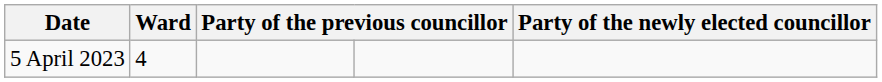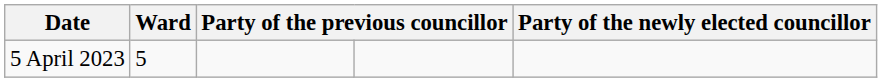(141, 58) 4 -> (141, 58) 5
